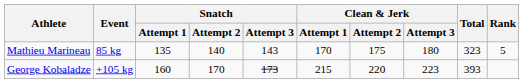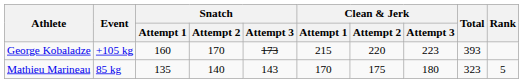rows swapped: (49, 51) <-> (49, 69)
